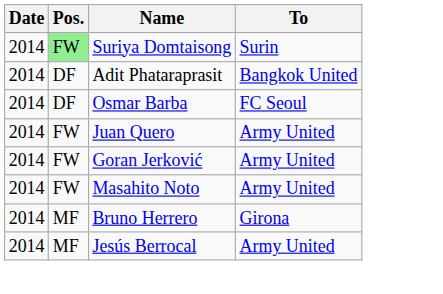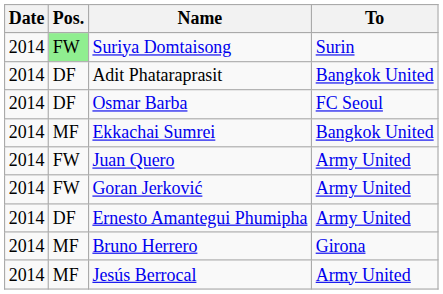+ row: (154, 132)
+ row: (200, 217)
- row: (146, 189)
